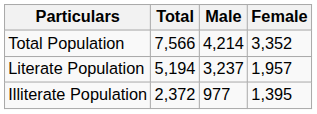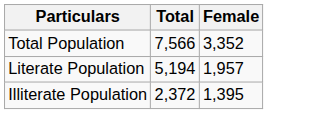- column: (223, 17)
